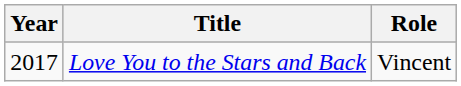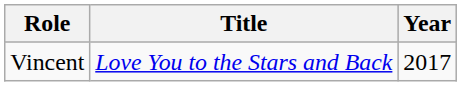columns swapped: (34, 23) <-> (414, 23)
